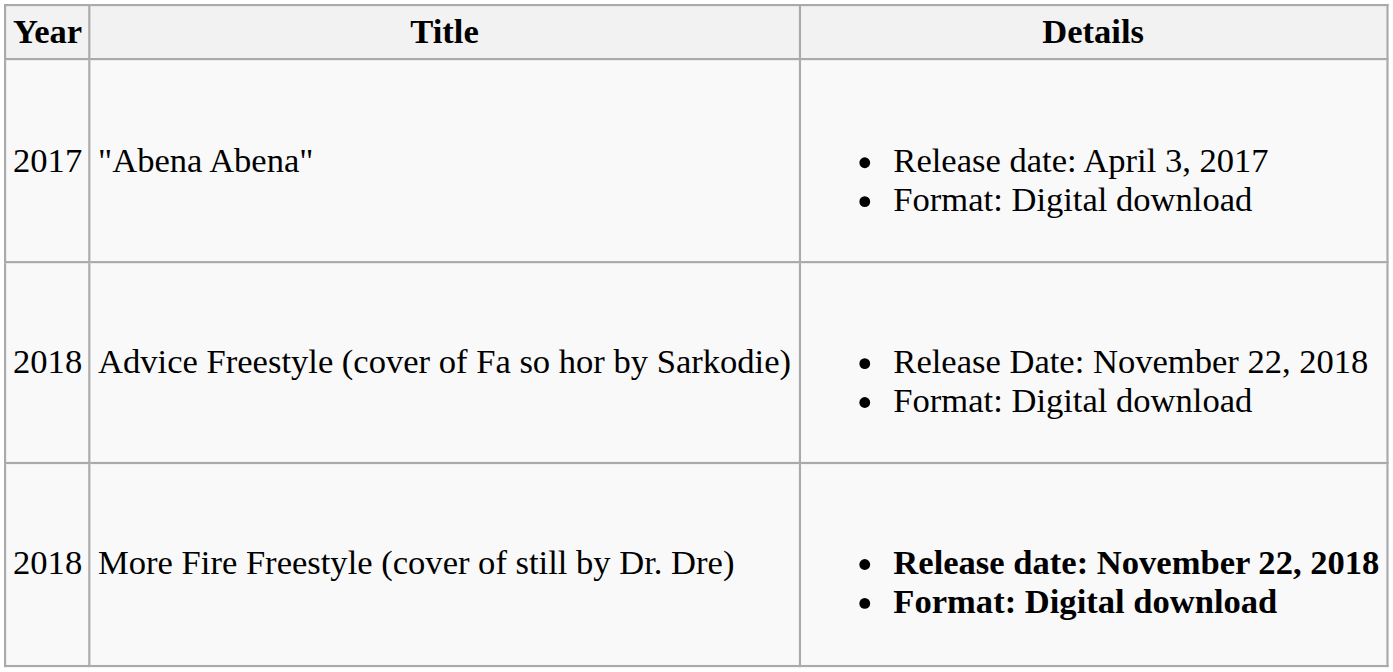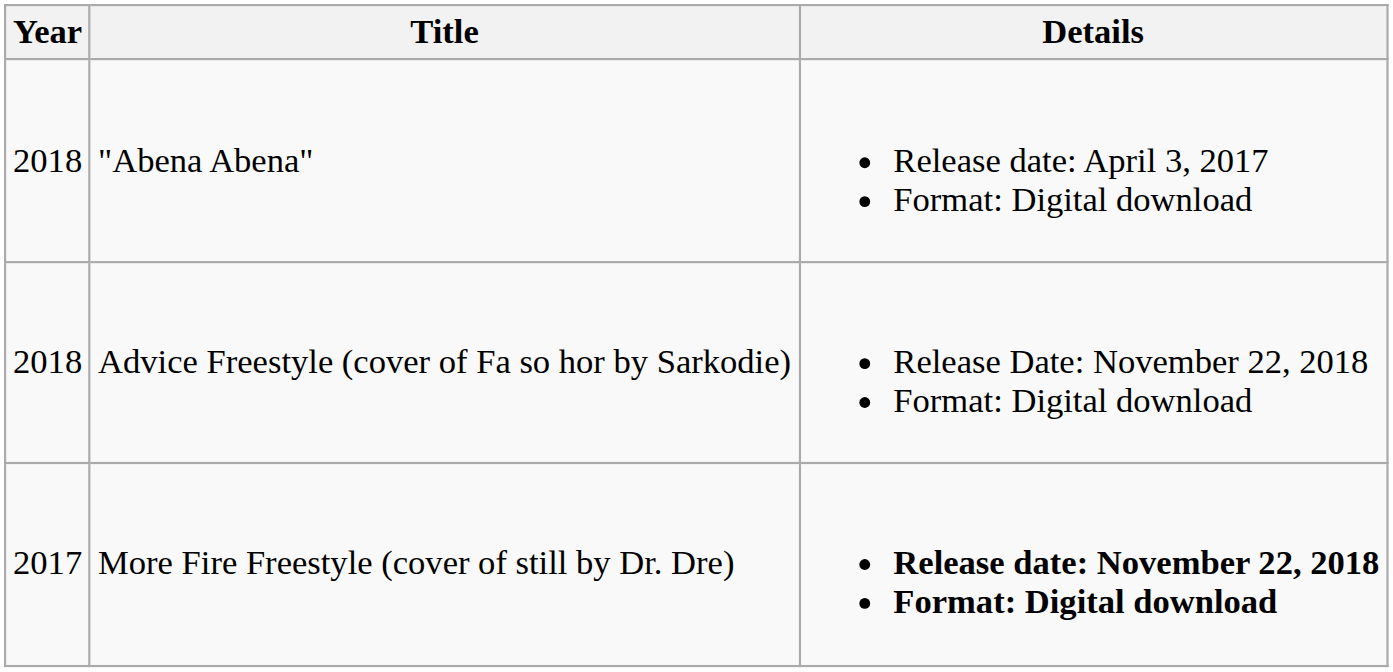(48, 160) 2017 -> (48, 160) 2018
(48, 563) 2018 -> (48, 563) 2017
